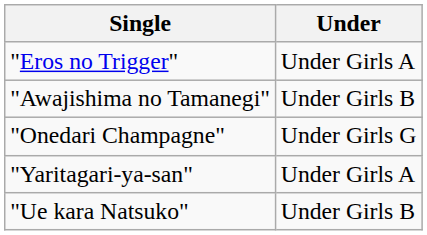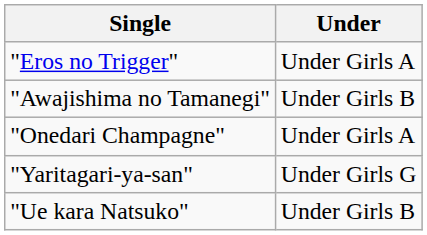(349, 135) Under Girls G -> (348, 135) Under Girls A
(348, 173) Under Girls A -> (349, 173) Under Girls G
